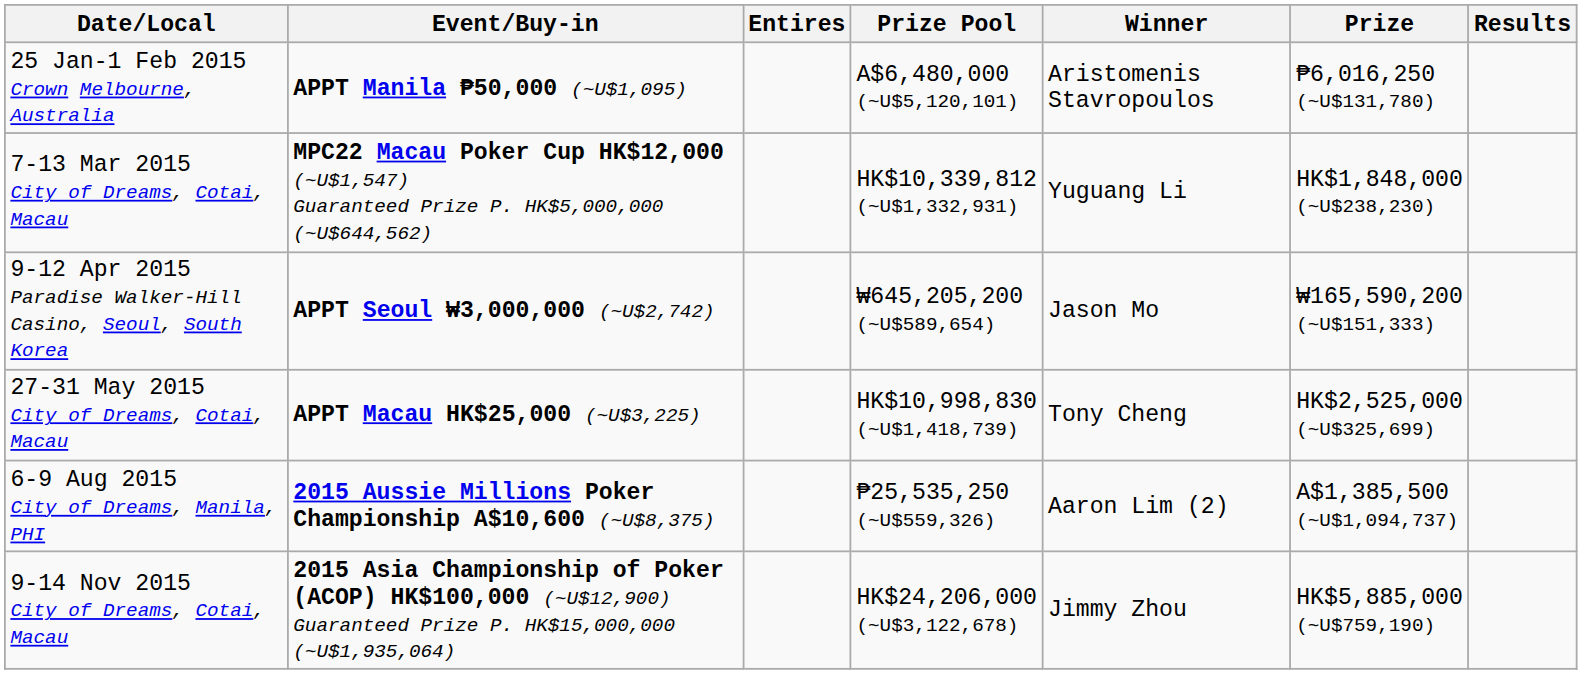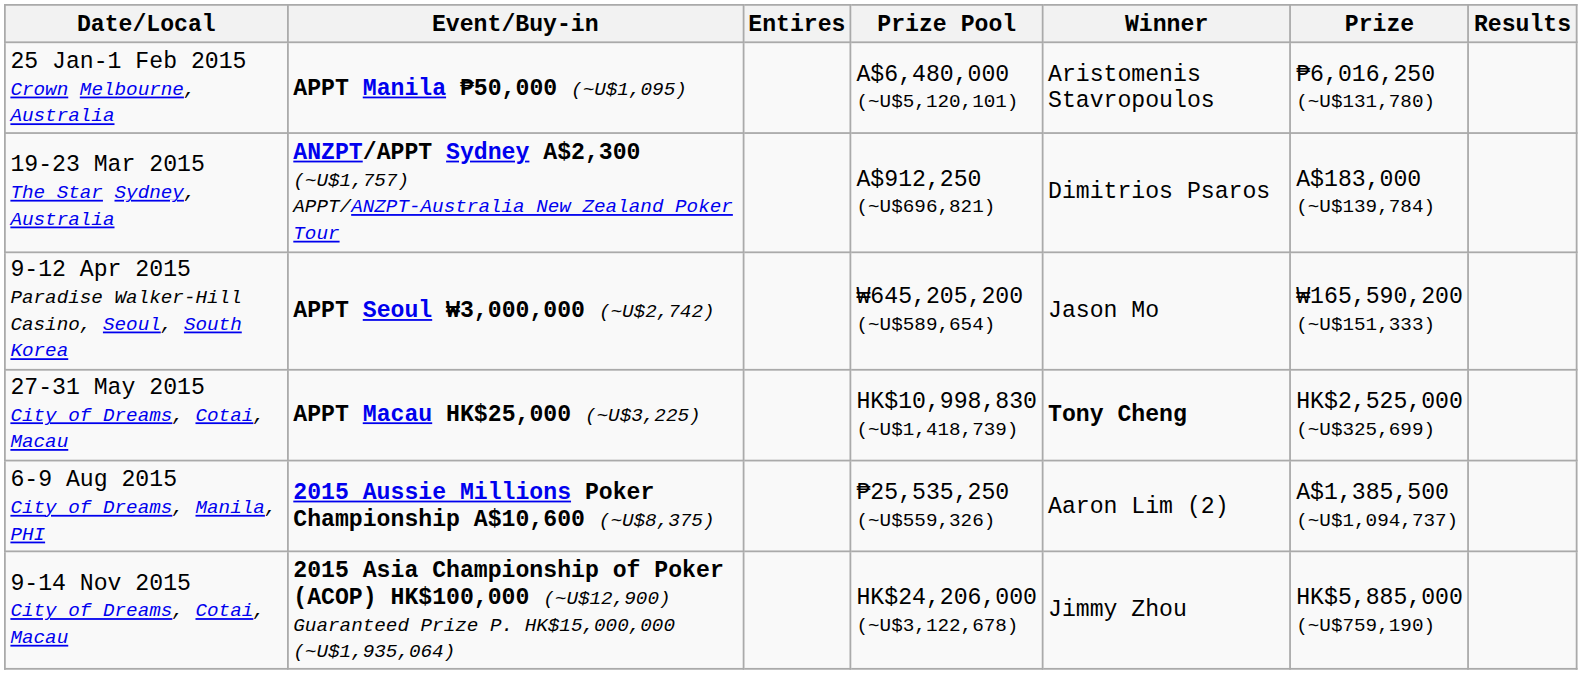- row: (138, 192)
+ row: (108, 192)
(1117, 415) normal -> (1117, 415) bold
